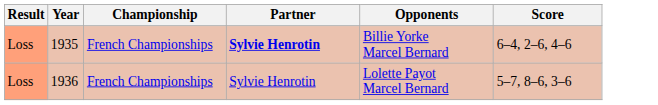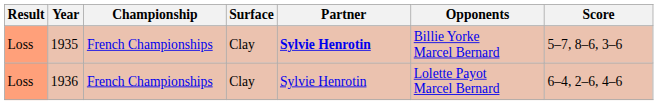+ column: (251, 15)
(534, 44) 6–4, 2–6, 4–6 -> (585, 44) 5–7, 8–6, 3–6
(534, 81) 5–7, 8–6, 3–6 -> (585, 81) 6–4, 2–6, 4–6
